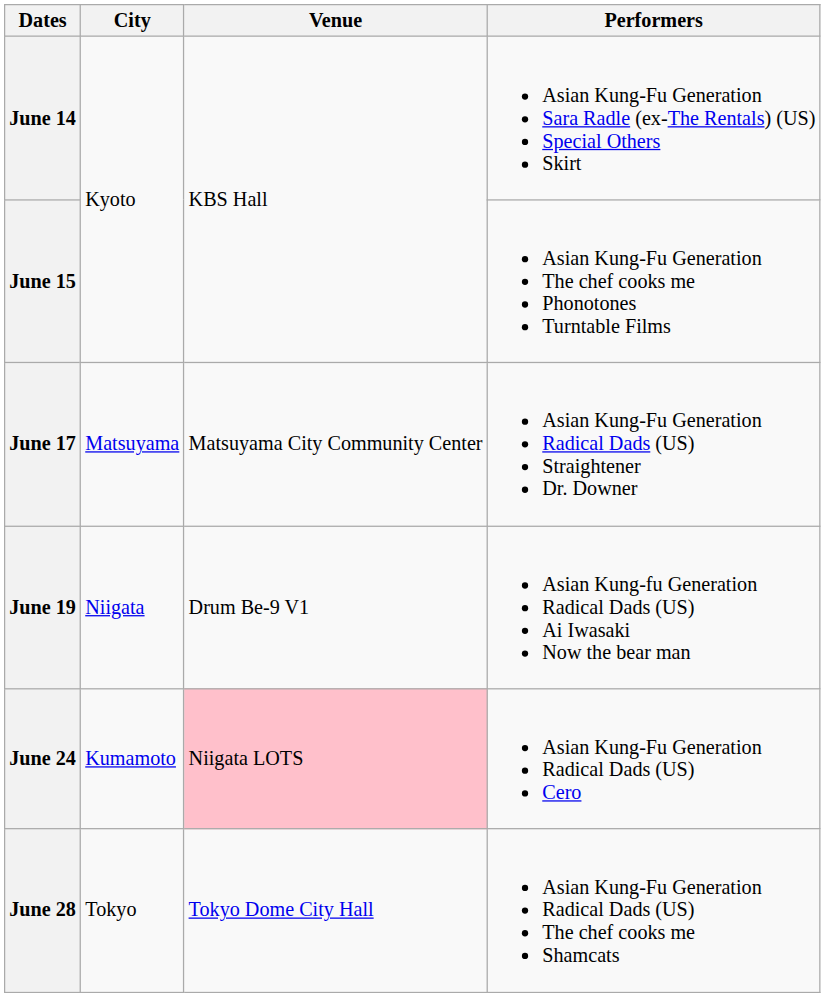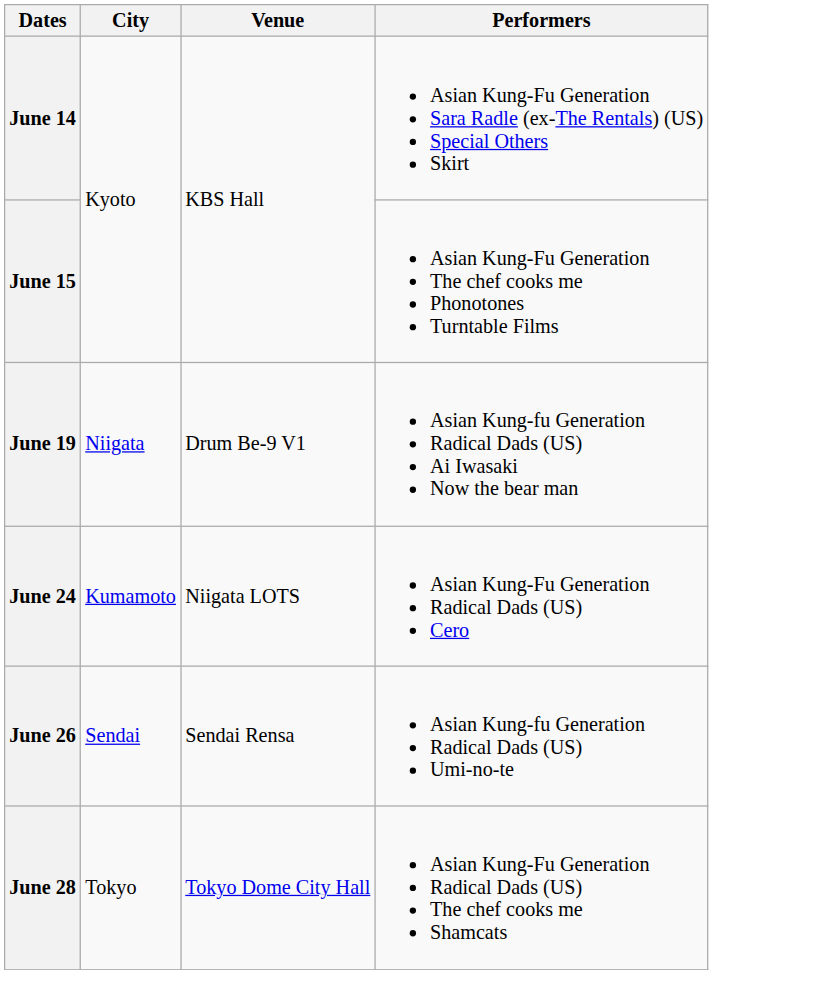- row: (43, 444)
(246, 758) pink background -> (243, 595) no background
+ row: (43, 736)
